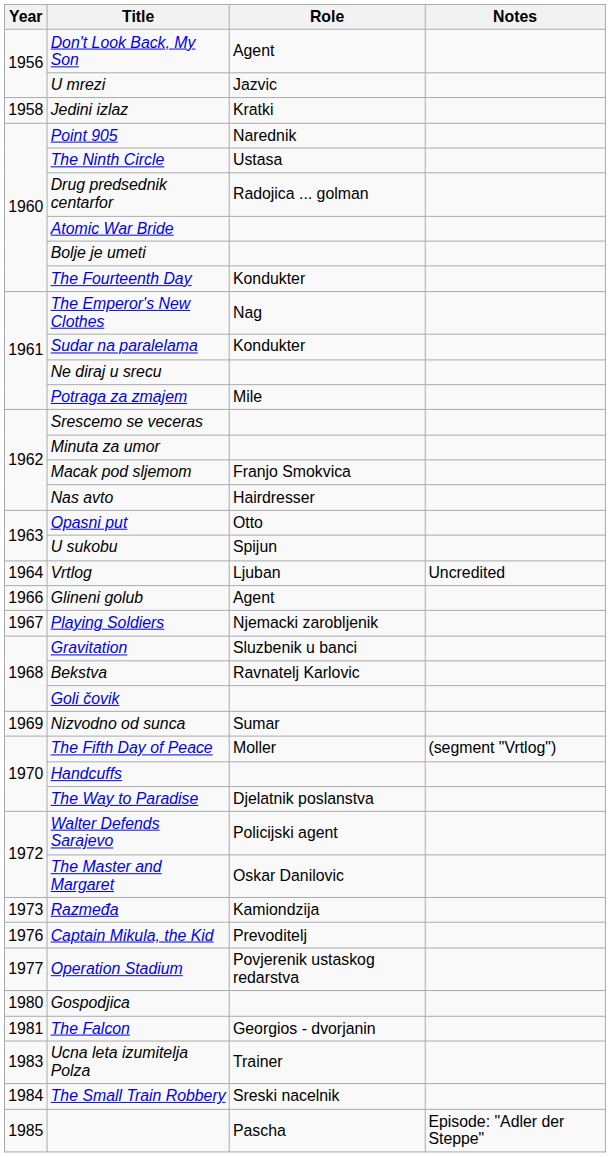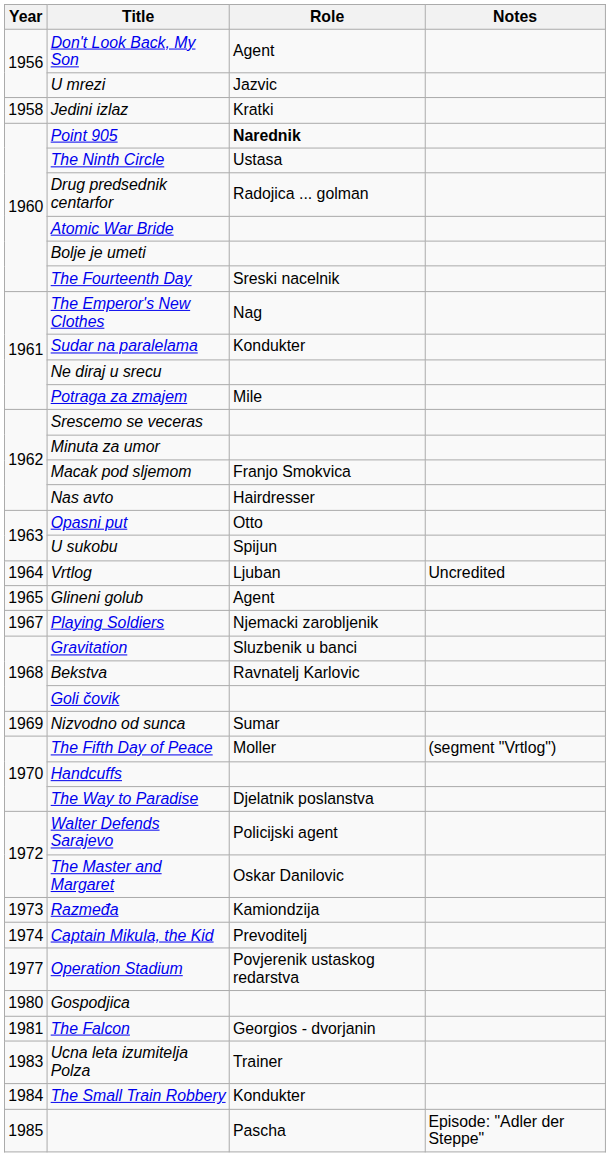(265, 135) normal -> (267, 135) bold
(269, 278) Kondukter -> (286, 278) Sreski nacelnik
(26, 598) 1966 -> (26, 598) 1965
(26, 935) 1976 -> (26, 935) 1974
(286, 1096) Sreski nacelnik -> (269, 1096) Kondukter
